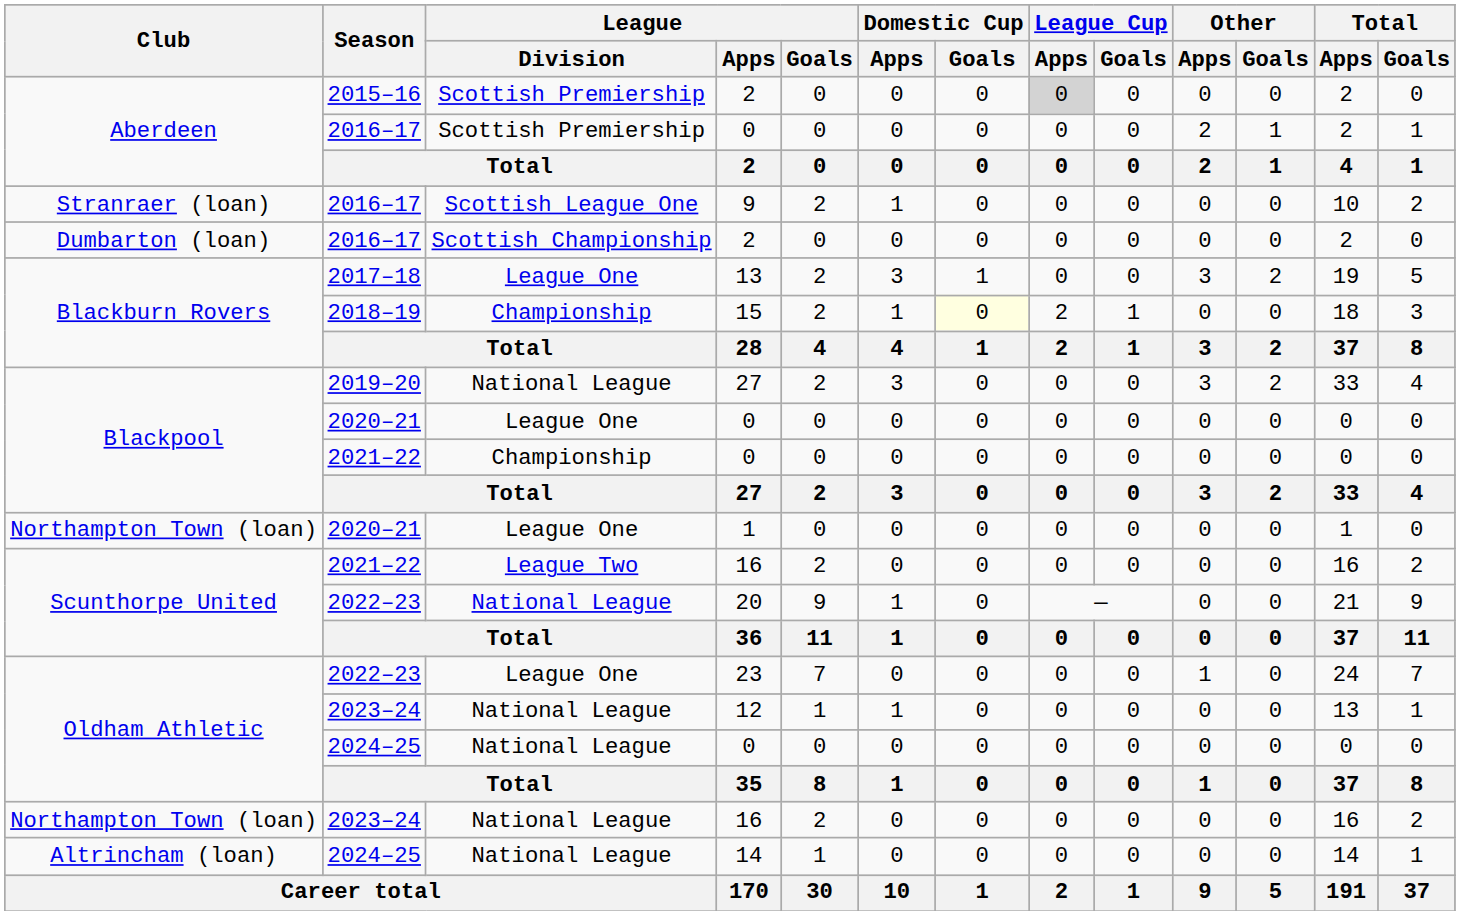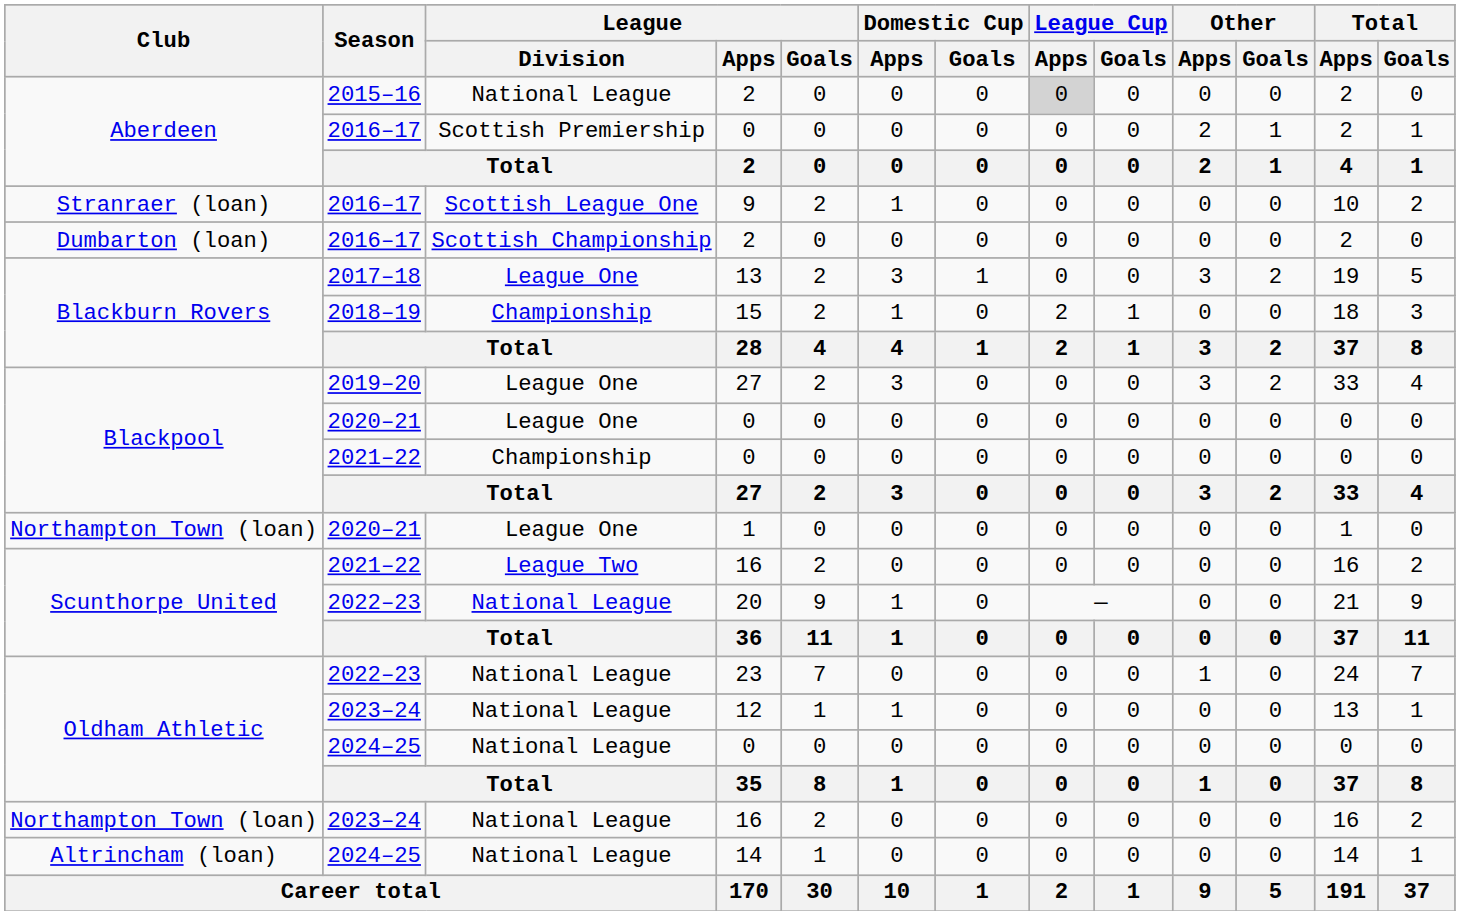(572, 95) Scottish Premiership -> (572, 95) National League
(982, 313) lightyellow background -> (982, 313) no background
(572, 385) National League -> (572, 385) League One
(572, 675) League One -> (572, 675) National League
